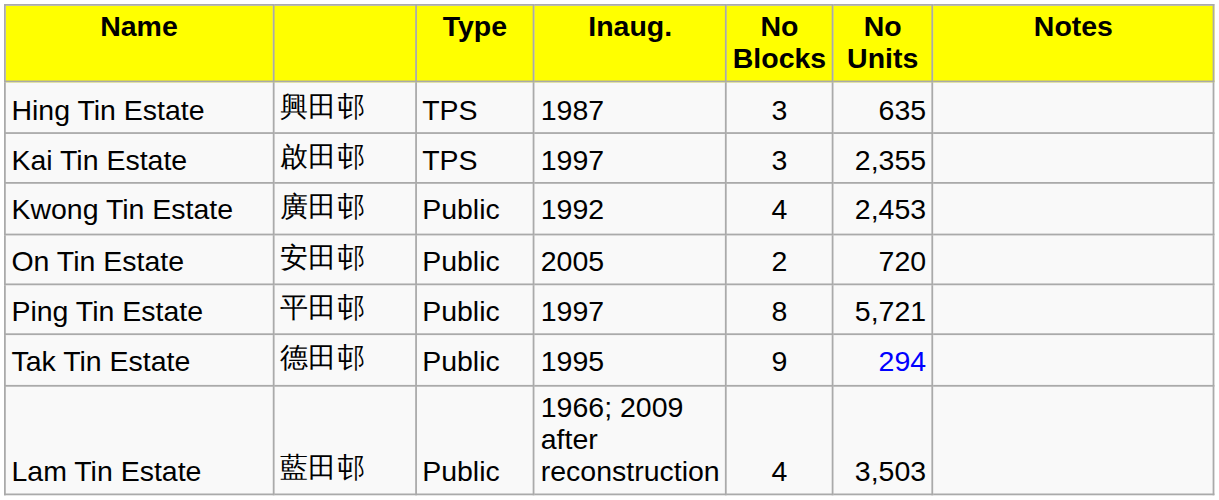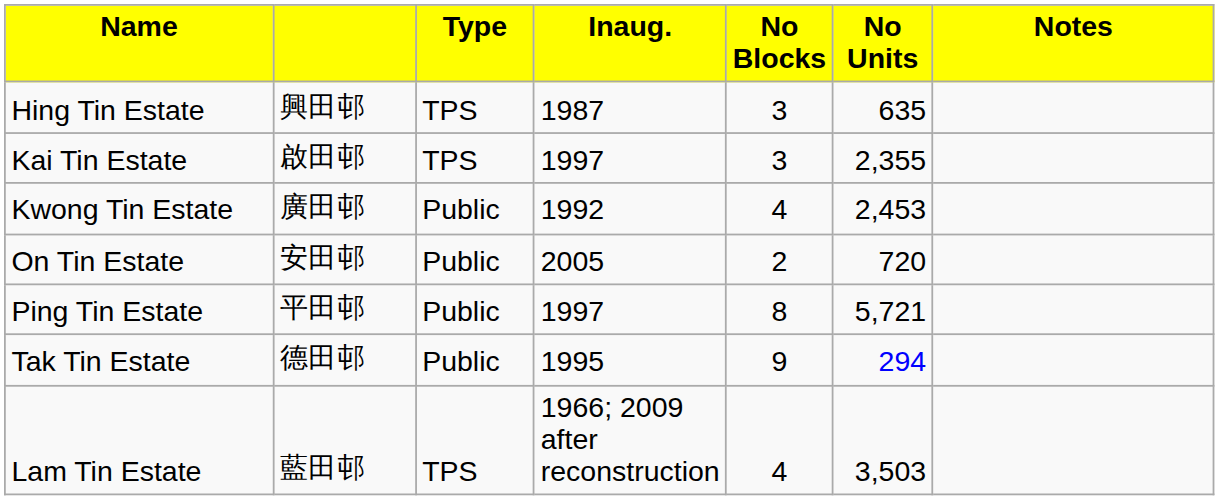(461, 471) Public -> (450, 471) TPS
